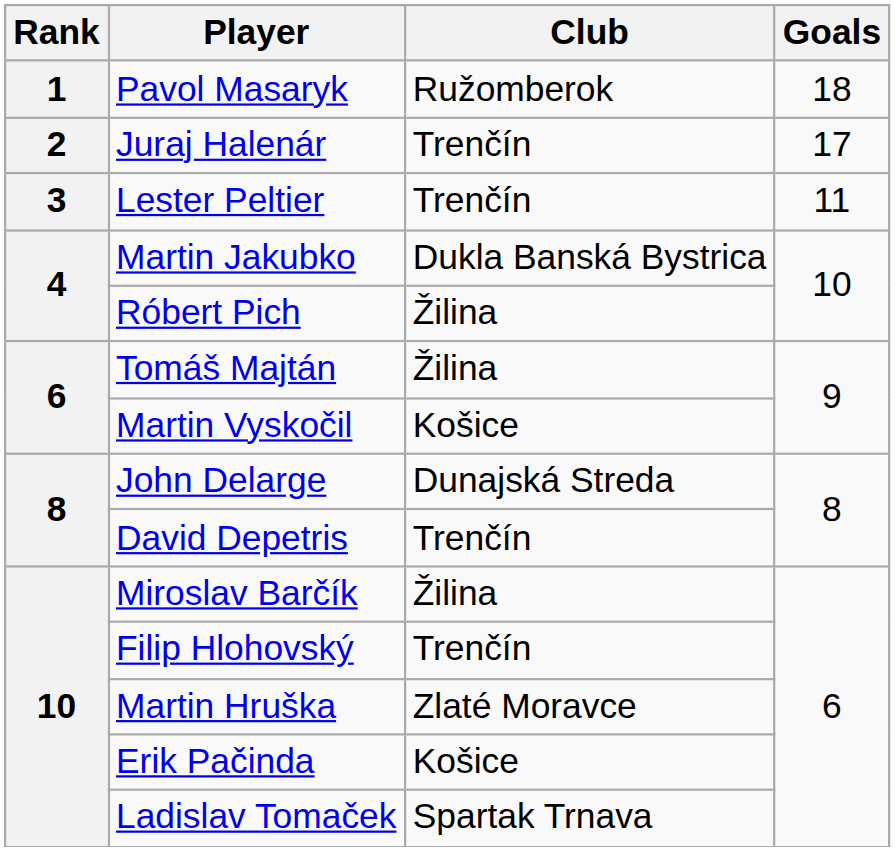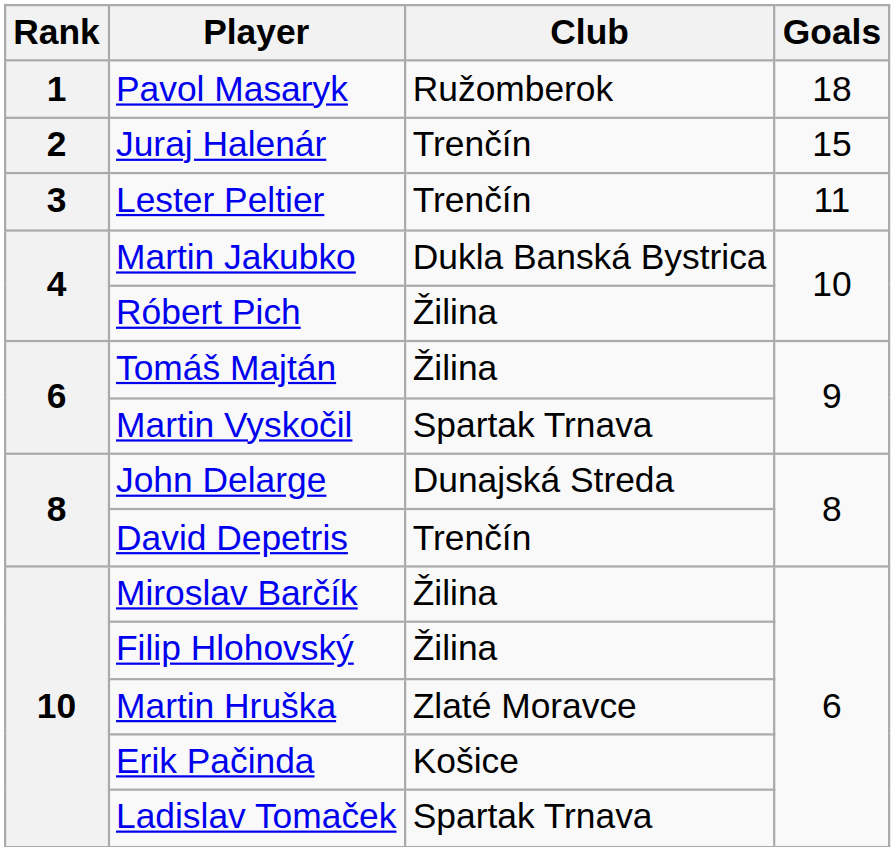(832, 144) 17 -> (832, 144) 15
(466, 425) Košice -> (533, 425) Spartak Trnava
(472, 649) Trenčín -> (455, 649) Žilina
